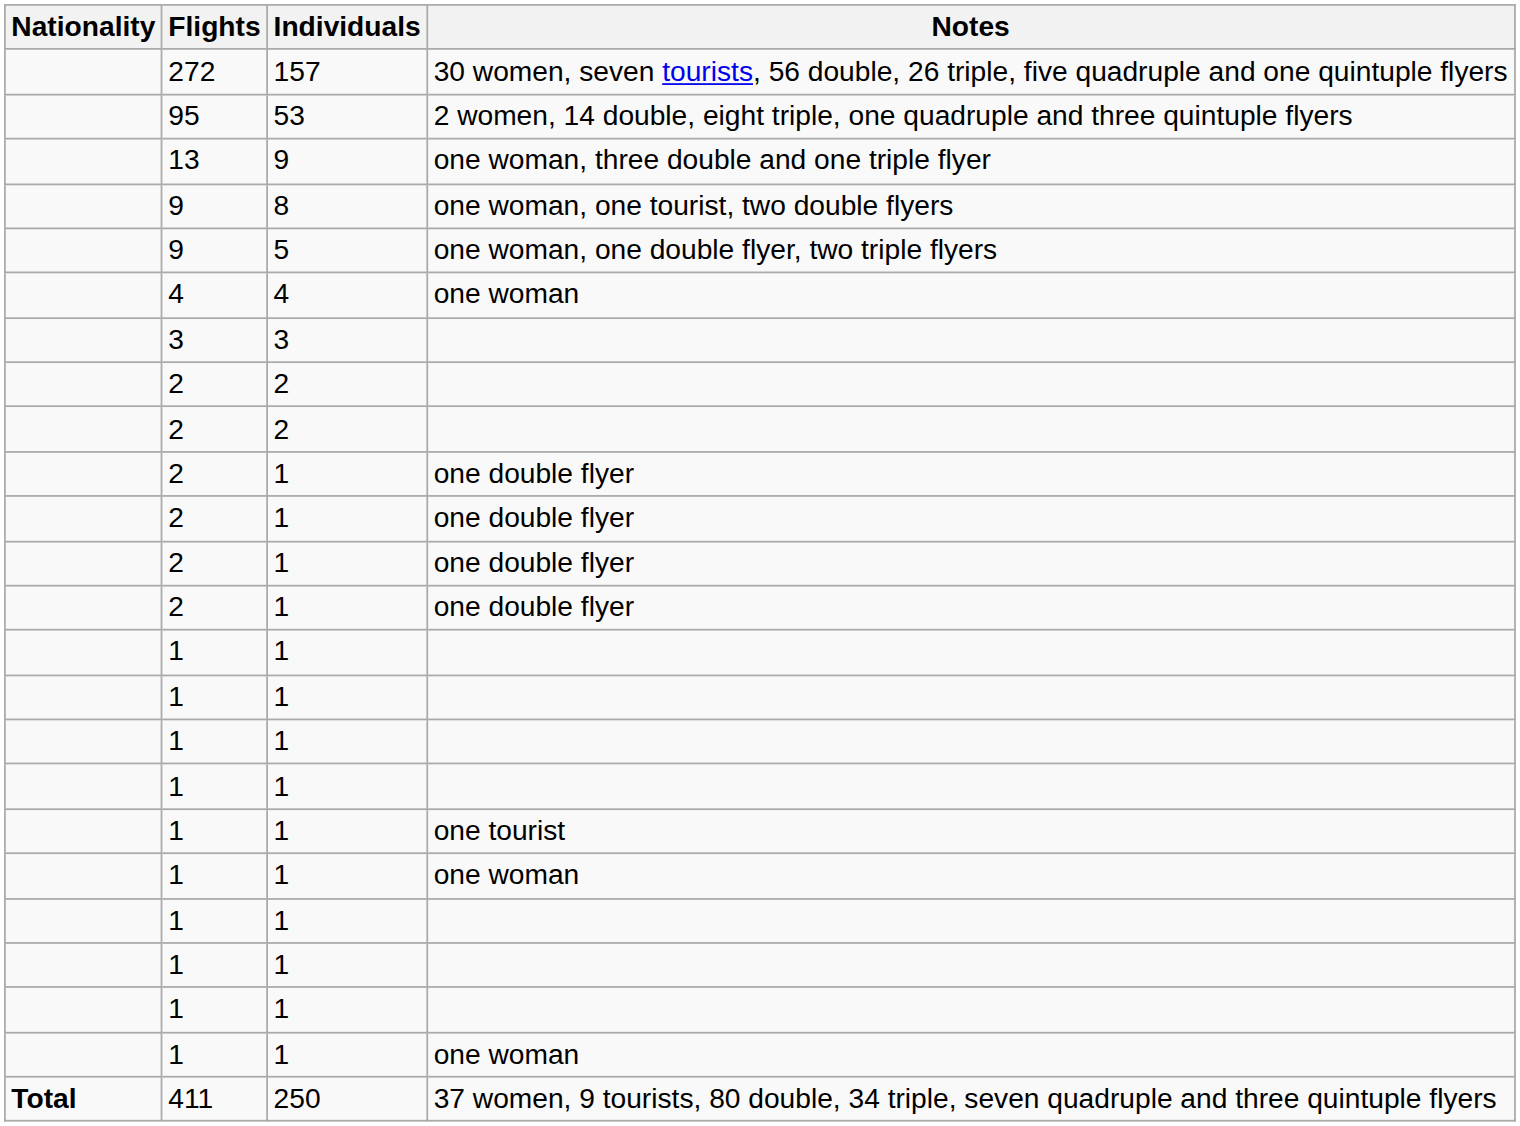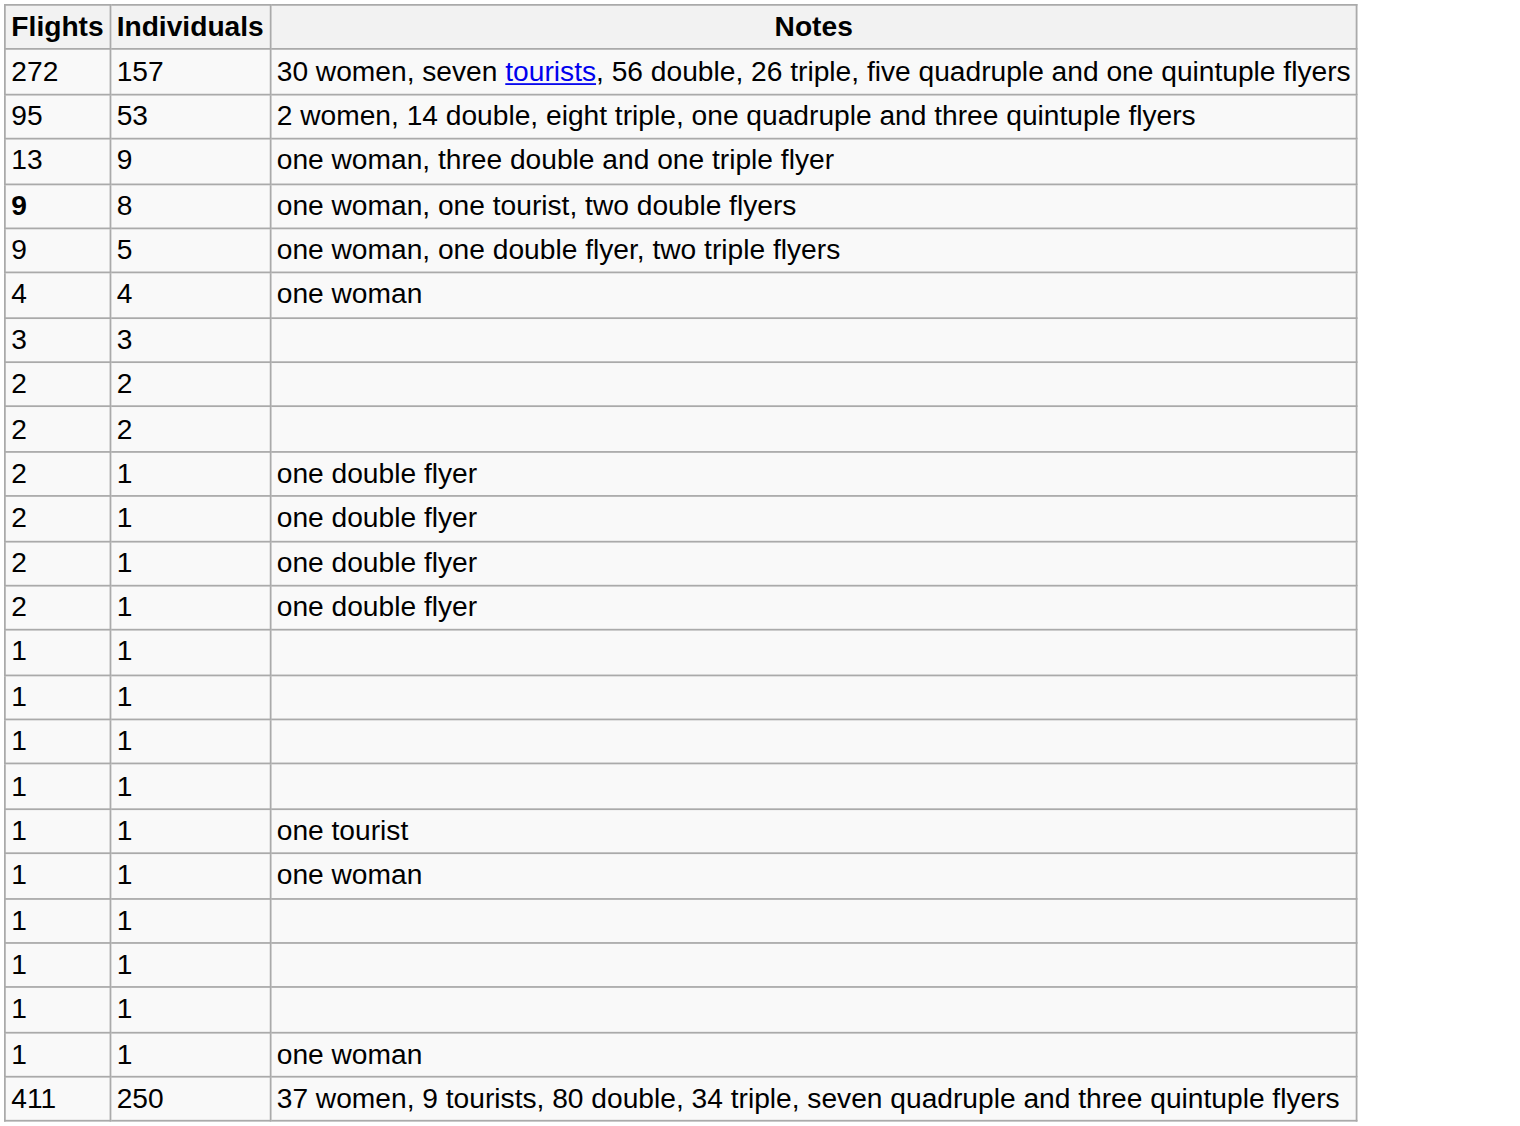- column: (83, 26)
(176, 205) normal -> (19, 205) bold
